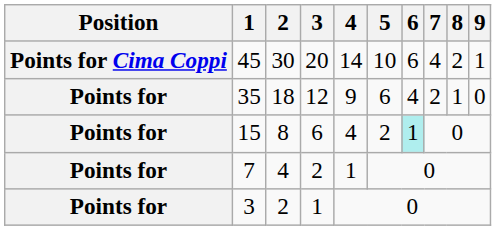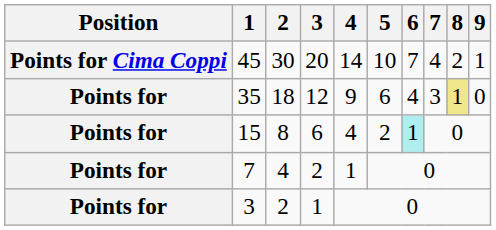(413, 59) 6 -> (413, 59) 7
(435, 96) 2 -> (435, 96) 3
(457, 96) no background -> (457, 96) khaki background
